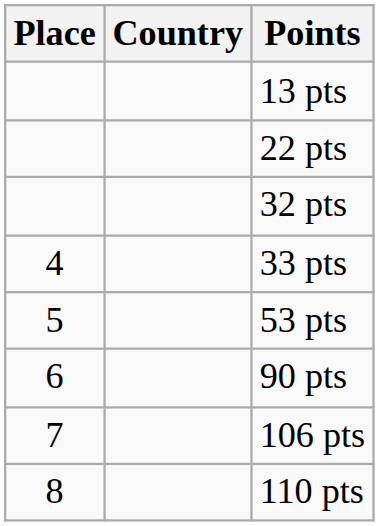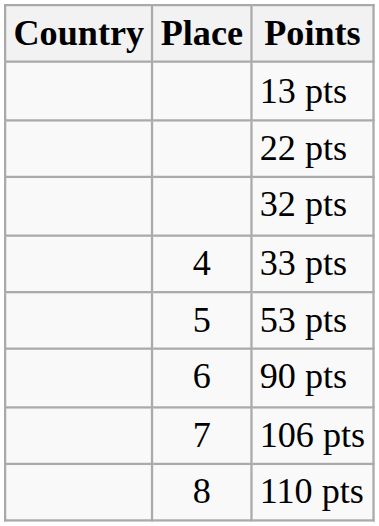columns swapped: (55, 33) <-> (178, 33)
